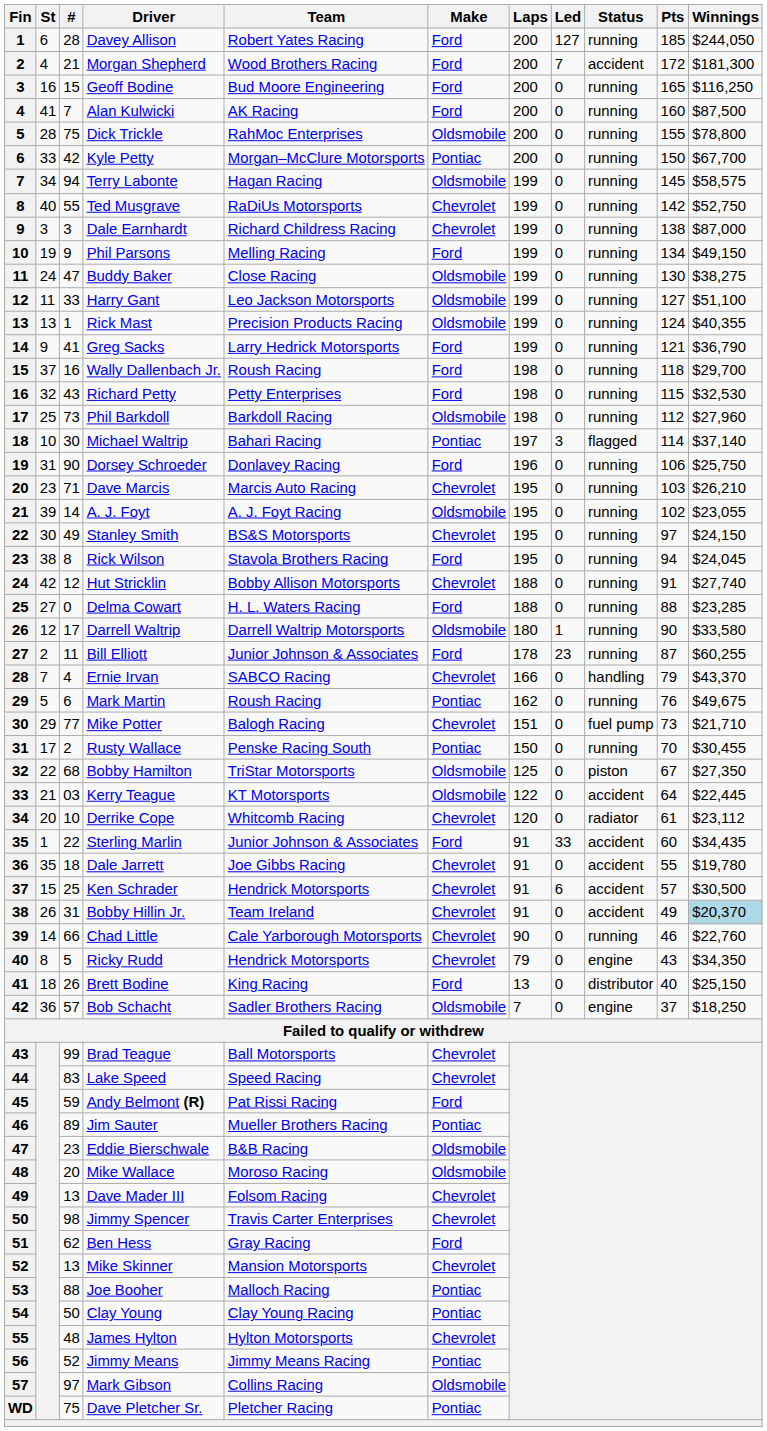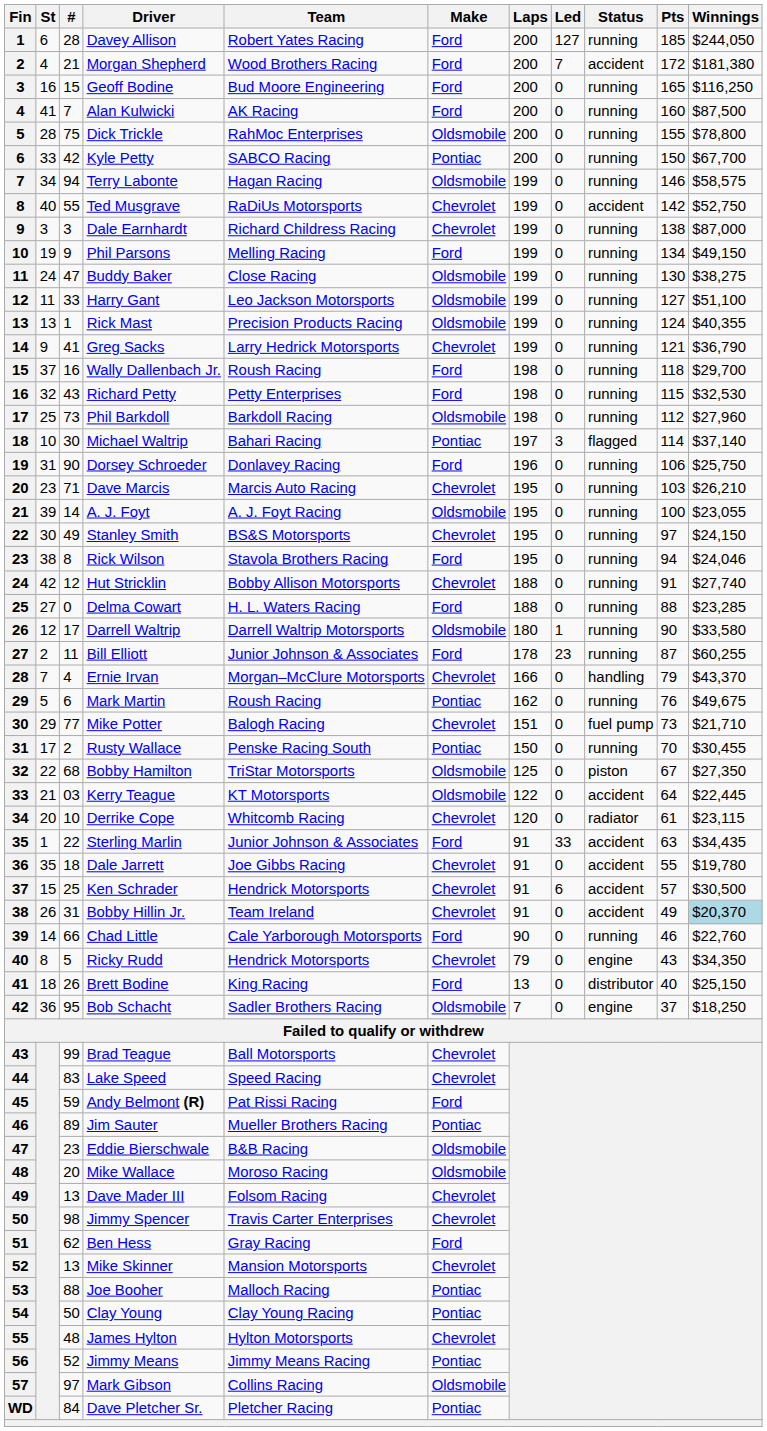(723, 64) $181,300 -> (723, 64) $181,380
(326, 158) Morgan–McClure Motorsports -> (279, 158) SABCO Racing
(673, 182) 145 -> (673, 182) 146
(613, 205) running -> (616, 205) accident
(447, 347) Ford -> (464, 347) Chevrolet
(673, 512) 102 -> (673, 512) 100
(719, 559) $24,045 -> (719, 559) $24,046
(279, 677) SABCO Racing -> (326, 677) Morgan–McClure Motorsports
(718, 818) $23,112 -> (718, 818) $23,115
(669, 842) 60 -> (669, 842) 63
(464, 936) Chevrolet -> (447, 936) Ford
(71, 1007) 57 -> (71, 1007) 95
(71, 1408) 75 -> (71, 1408) 84
